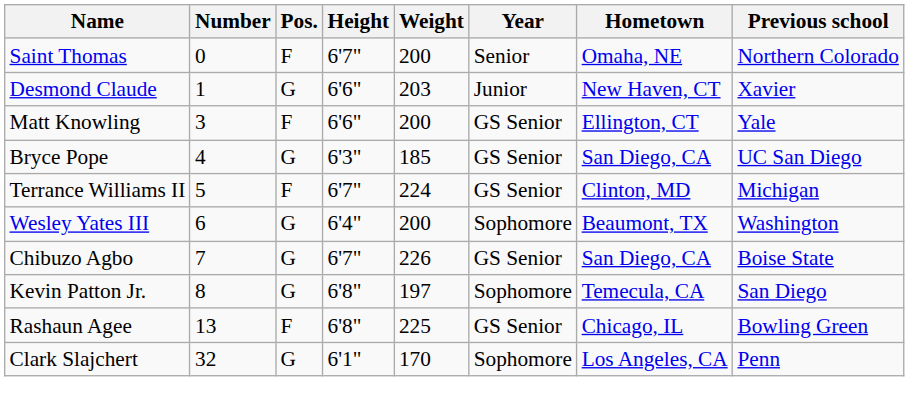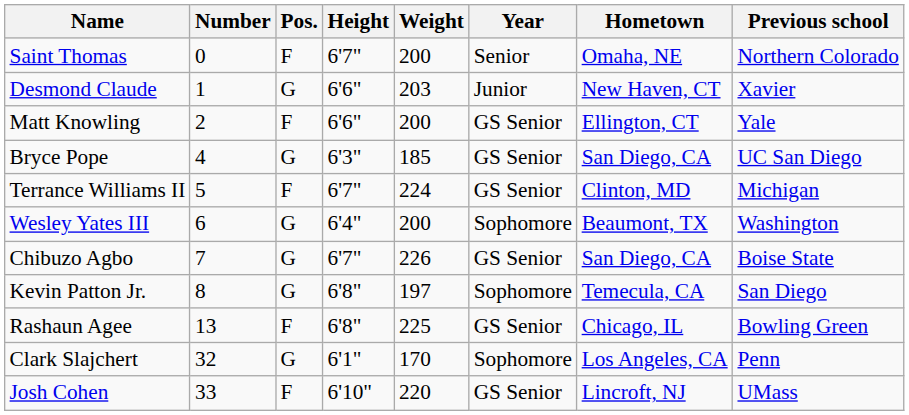(200, 122) 3 -> (200, 122) 2
+ row: (59, 392)
